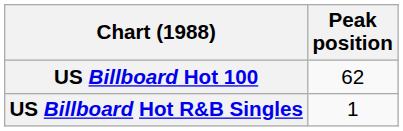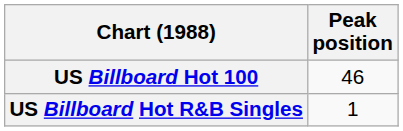(353, 76) 62 -> (353, 76) 46
